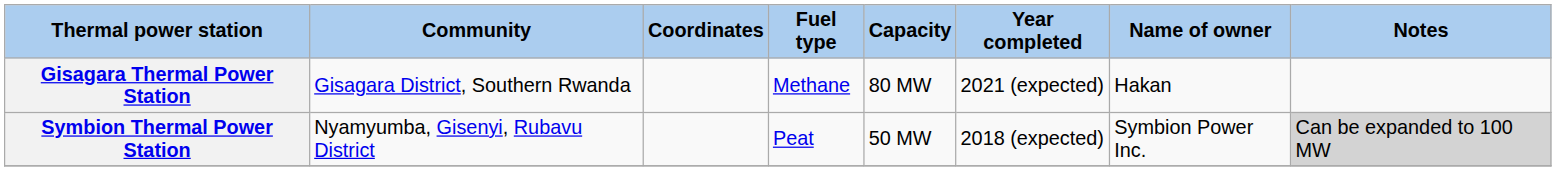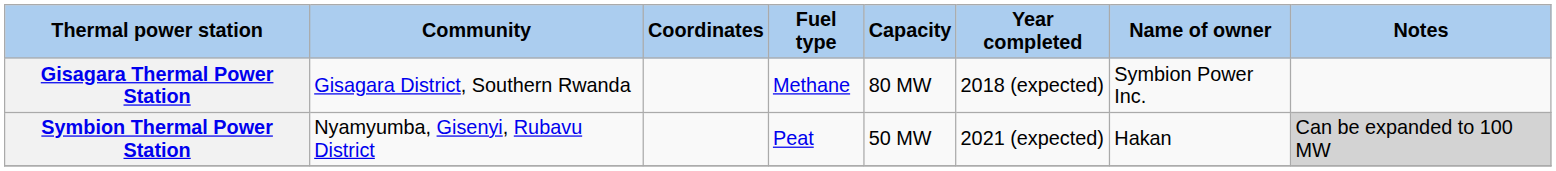(1032, 85) 2021 (expected) -> (1032, 85) 2018 (expected)
(1143, 85) Hakan -> (1184, 85) Symbion Power Inc.
(1032, 138) 2018 (expected) -> (1032, 138) 2021 (expected)
(1184, 138) Symbion Power Inc. -> (1143, 138) Hakan
